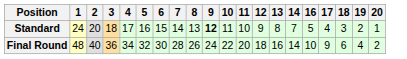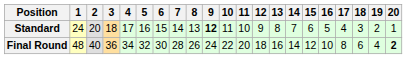+ column: (311, 12)
(327, 45) 9 -> (344, 45) 8
(377, 45) normal -> (394, 45) bold
